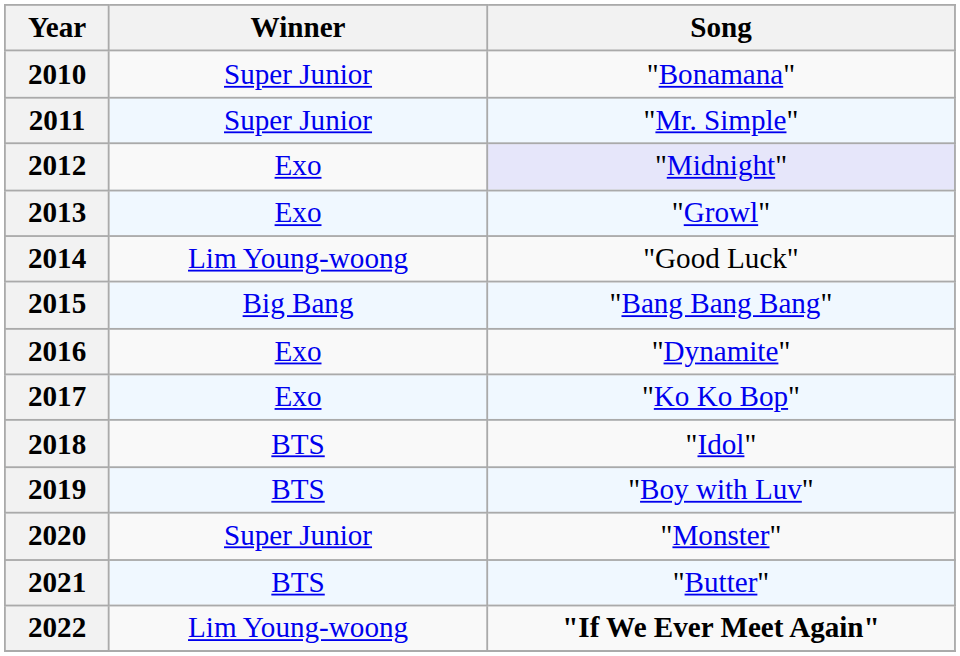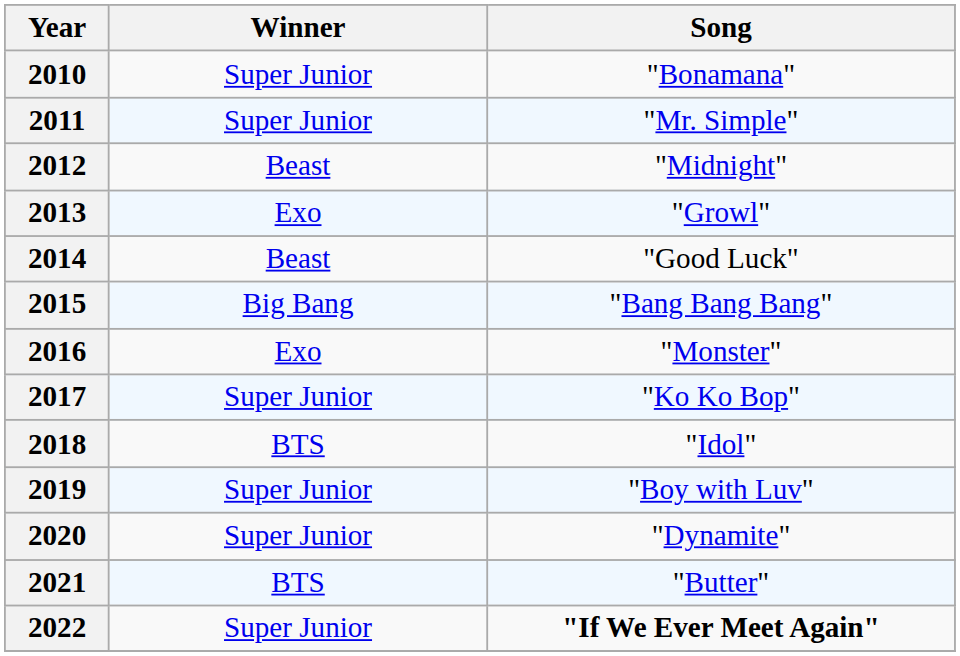(298, 166) Exo -> (298, 166) Beast
(721, 166) lavender background -> (721, 166) no background
(298, 258) Lim Young-woong -> (298, 258) Beast
(721, 350) "Dynamite" -> (721, 350) "Monster"
(298, 397) Exo -> (298, 397) Super Junior
(298, 489) BTS -> (298, 489) Super Junior
(721, 535) "Monster" -> (721, 535) "Dynamite"
(298, 627) Lim Young-woong -> (298, 627) Super Junior
